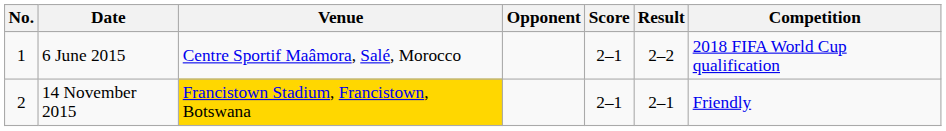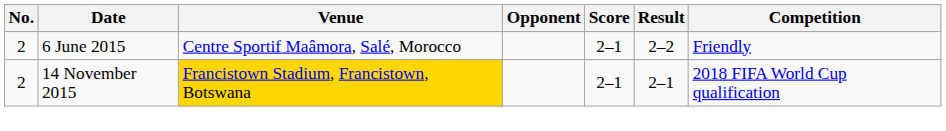(21, 55) 1 -> (21, 45) 2
(770, 55) 2018 FIFA World Cup qualification -> (722, 45) Friendly
(722, 102) Friendly -> (770, 82) 2018 FIFA World Cup qualification
